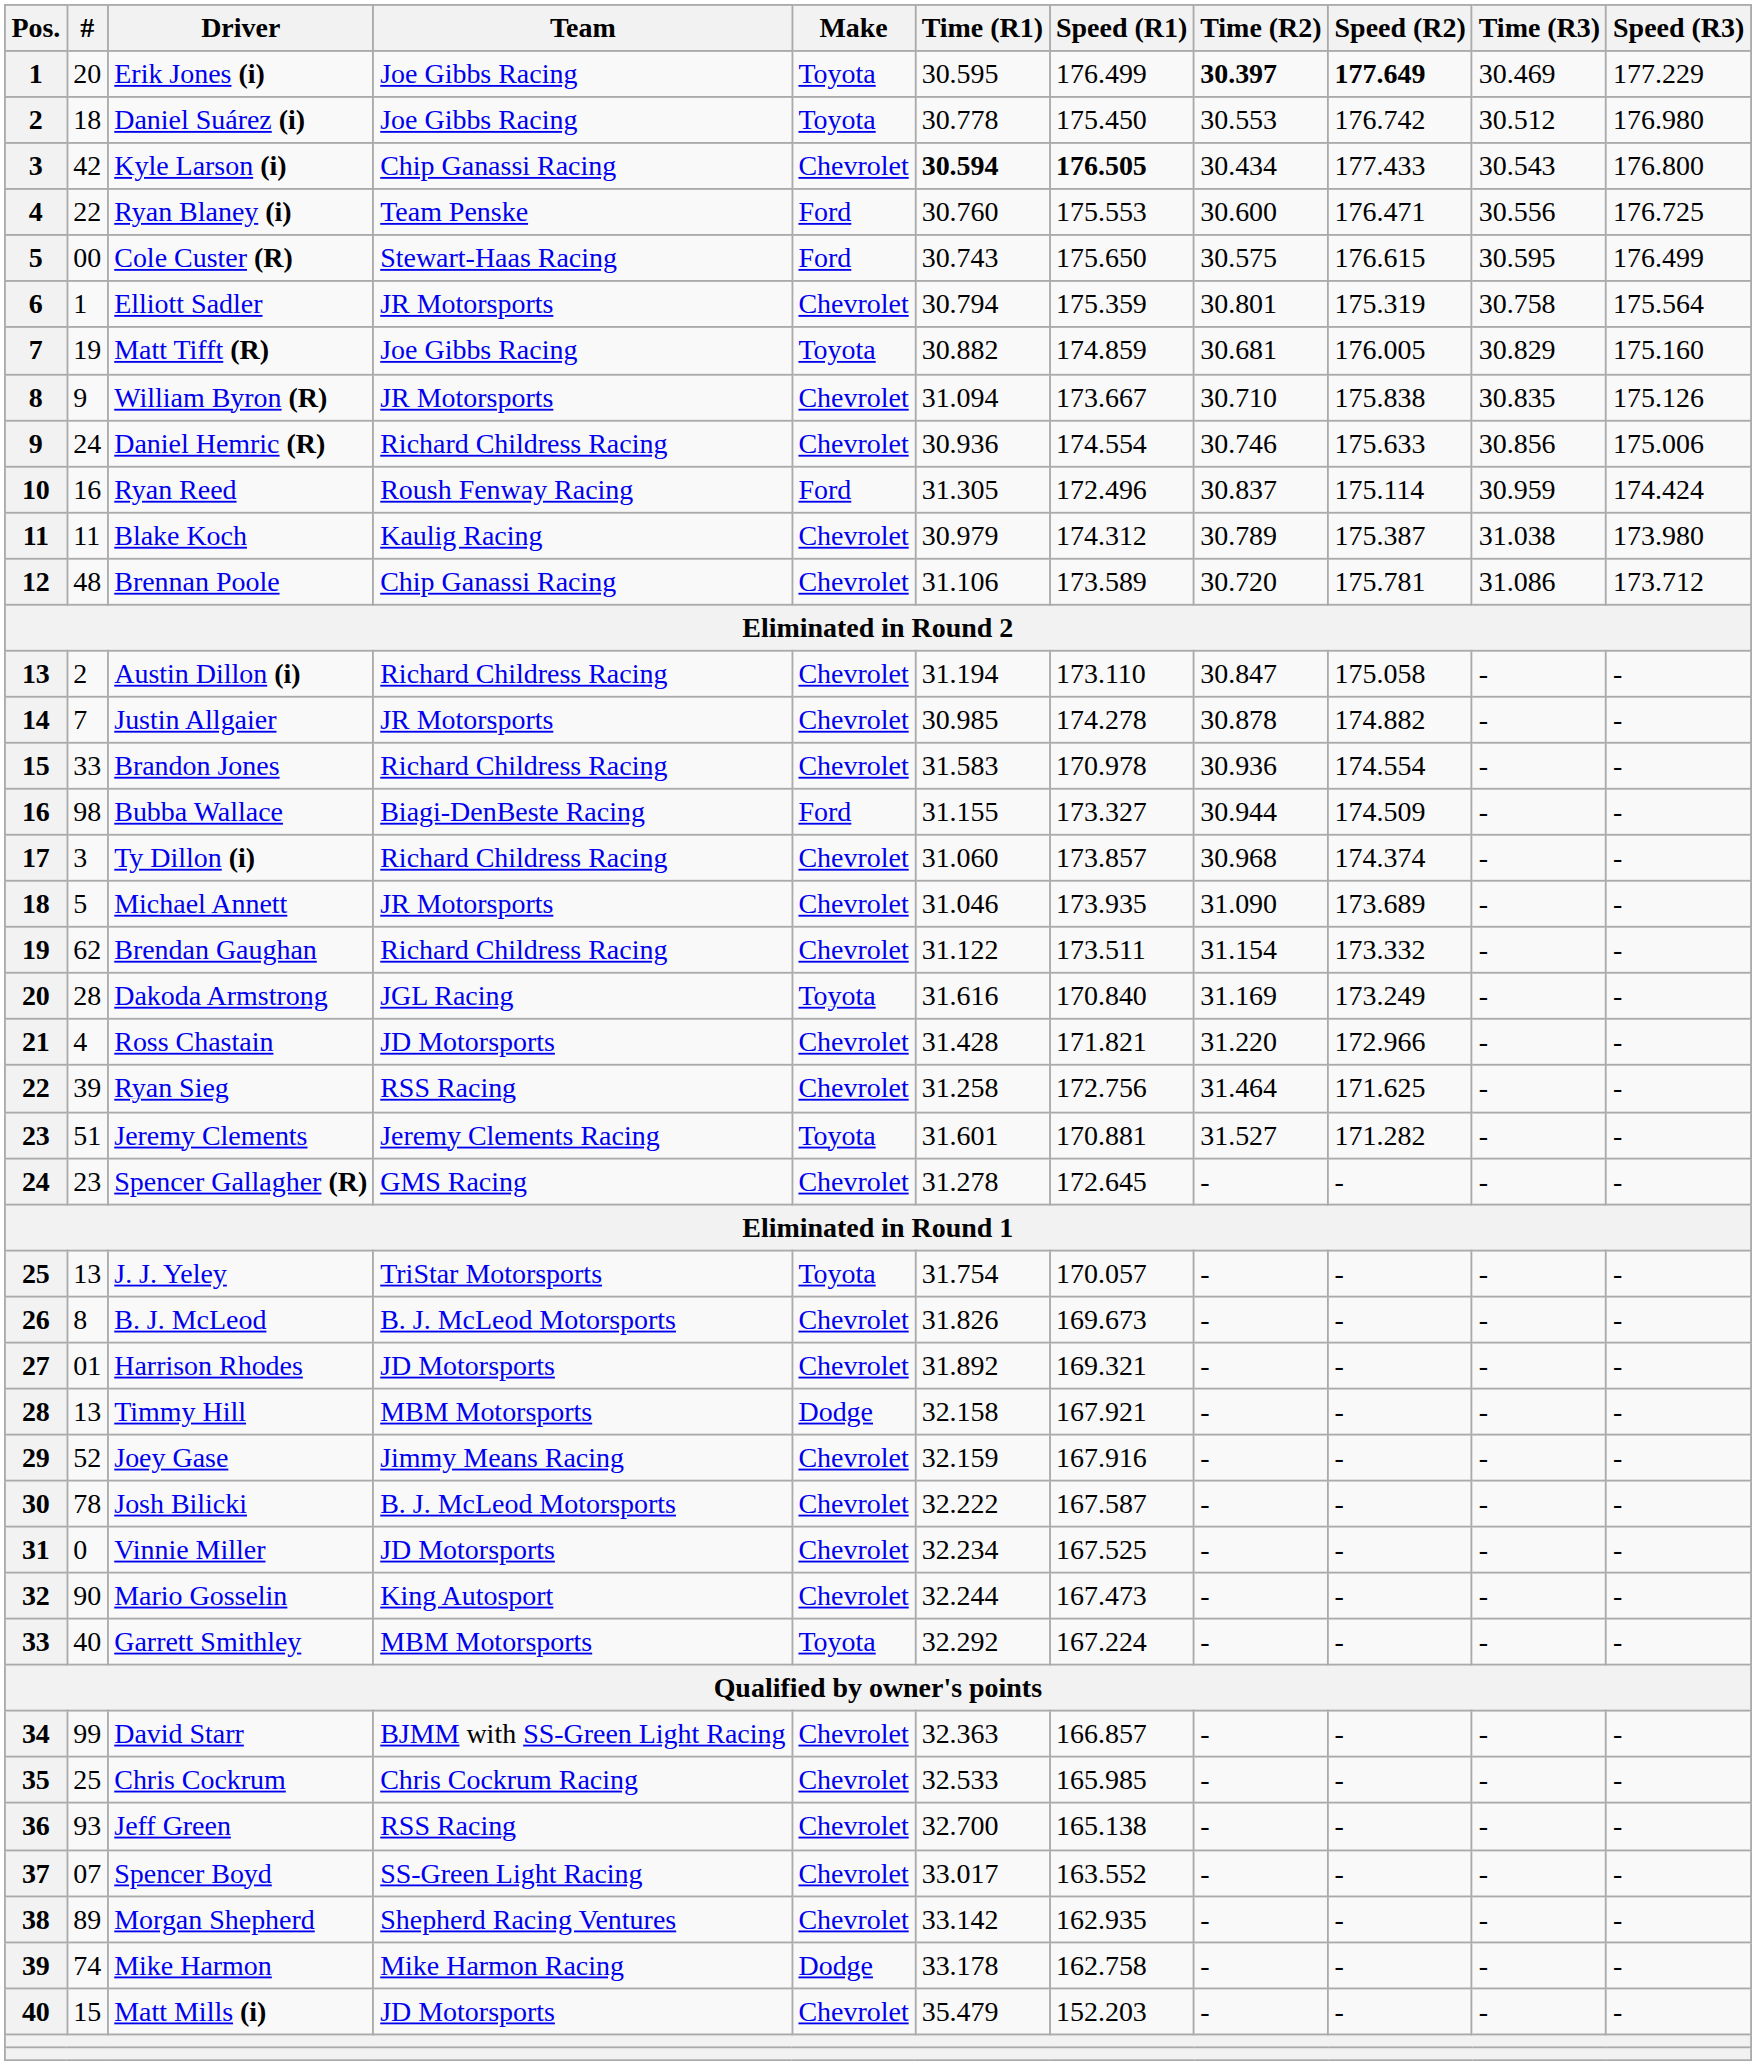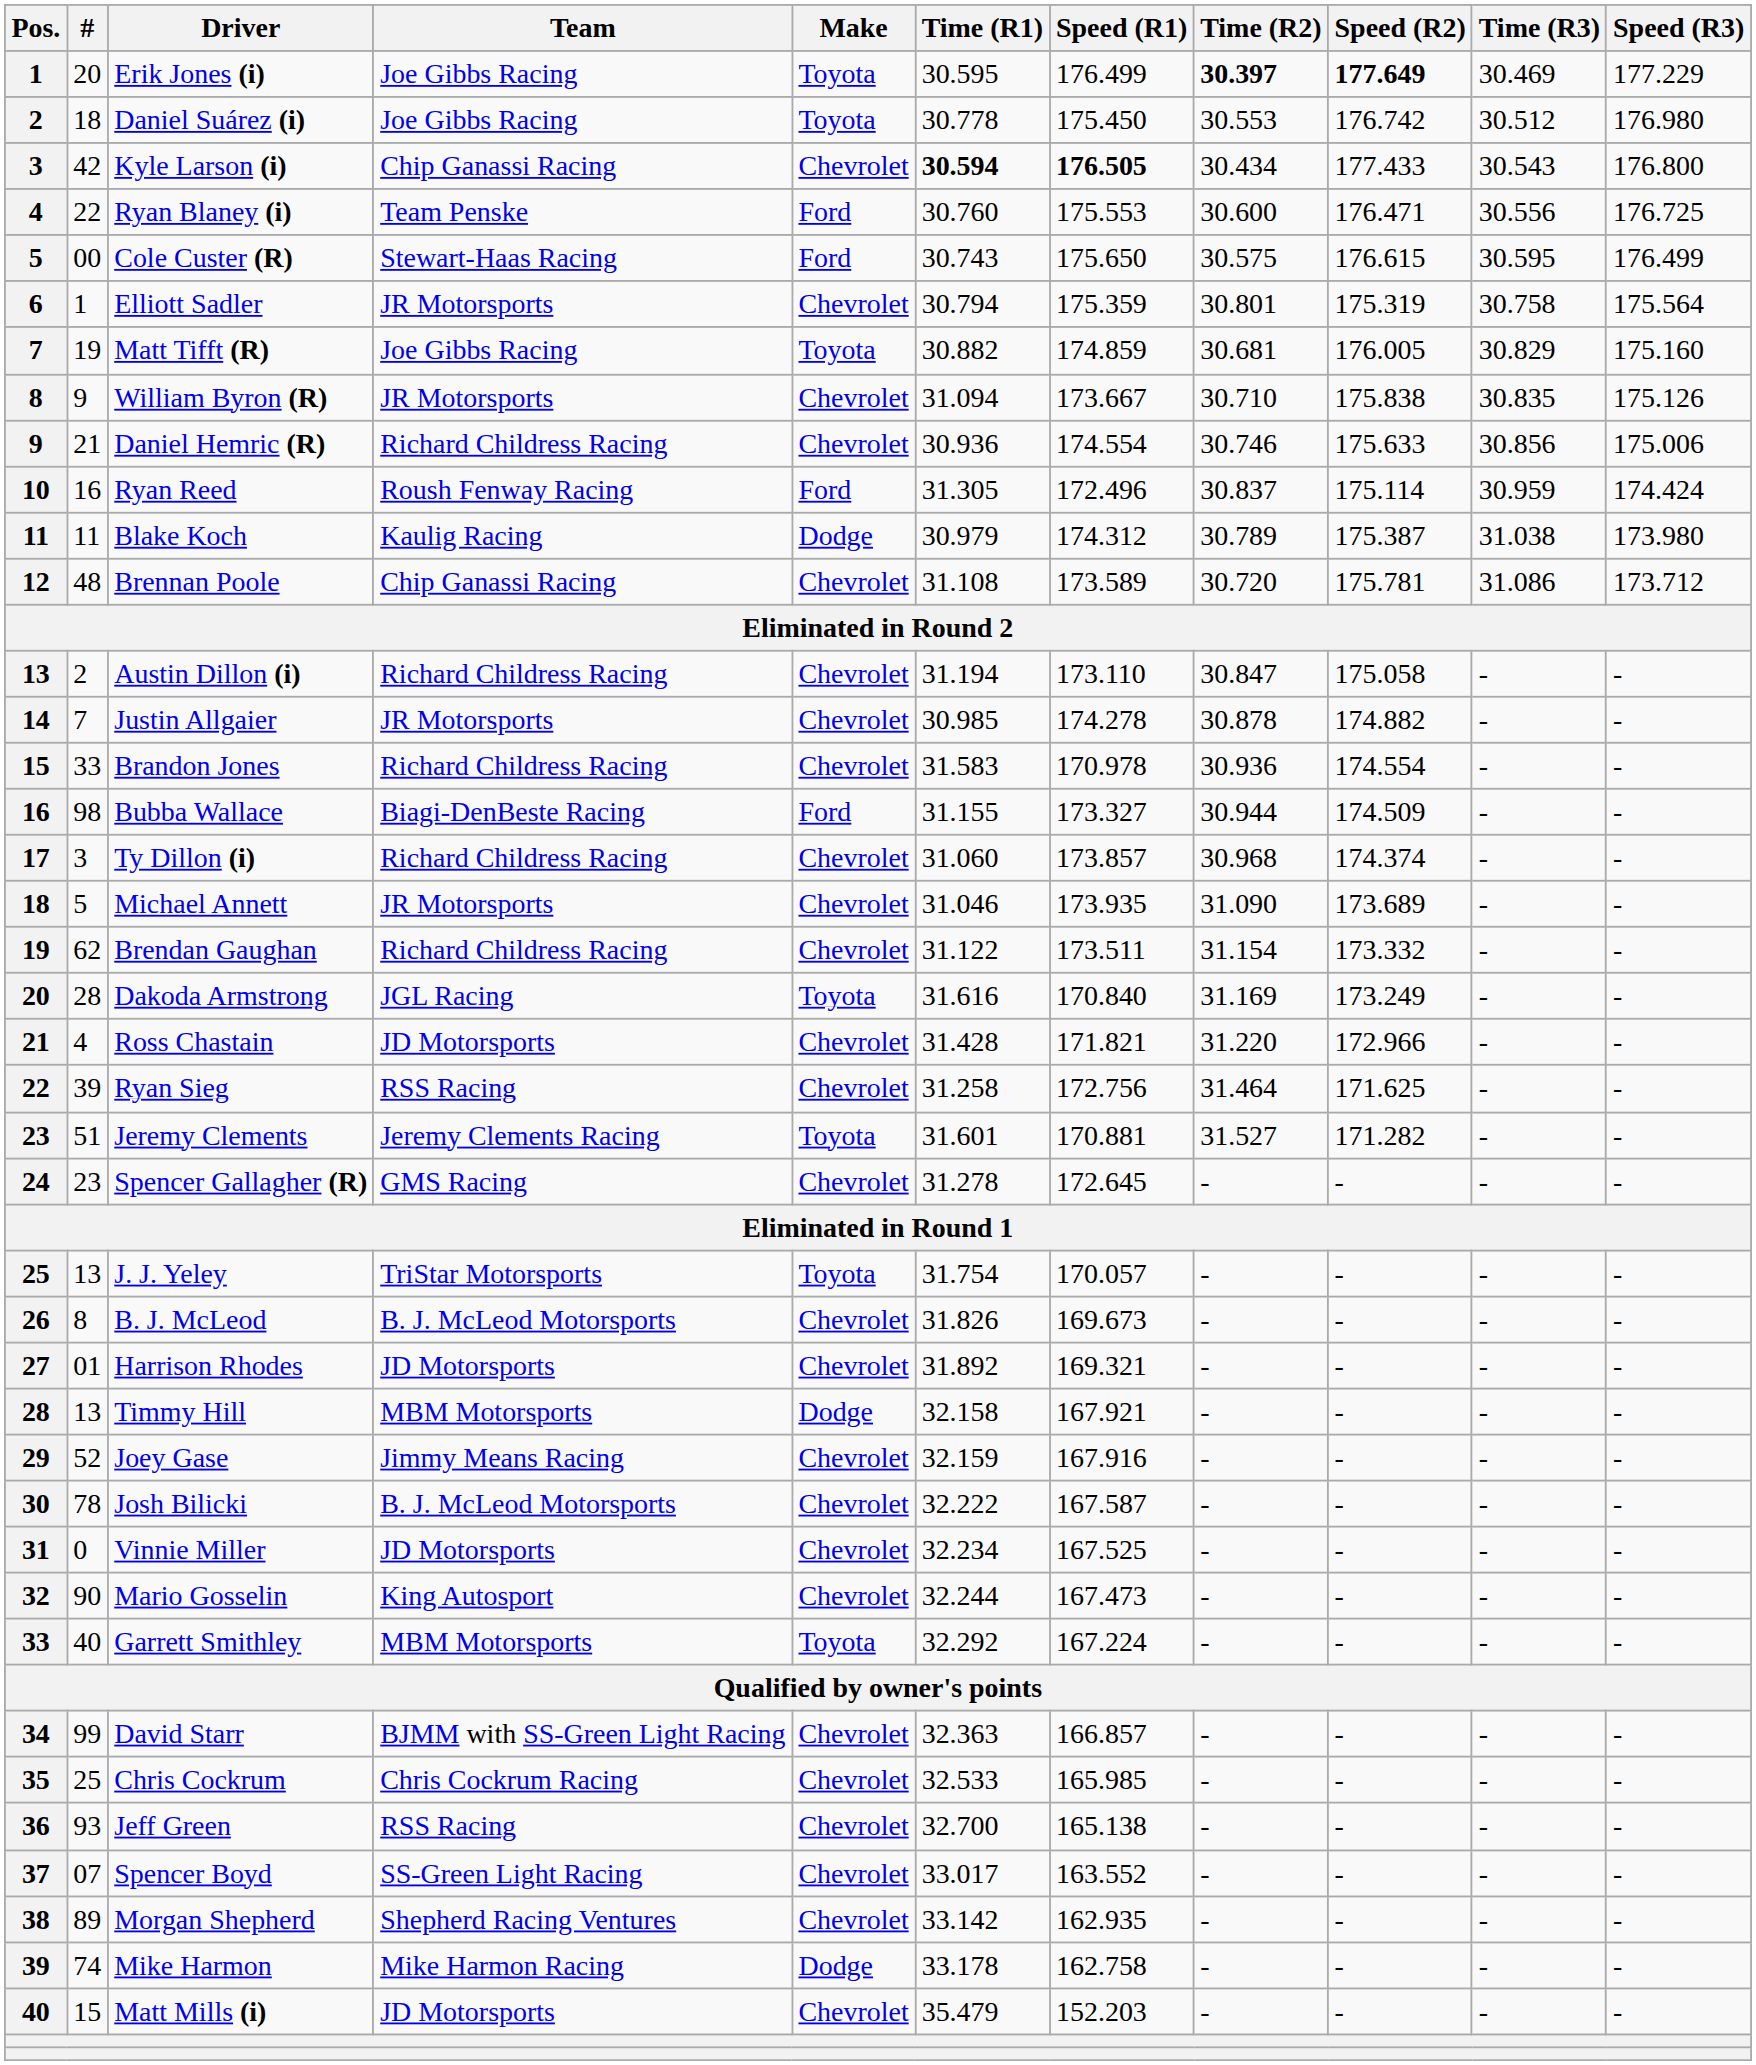(87, 442) 24 -> (87, 442) 21
(854, 535) Chevrolet -> (836, 535) Dodge
(960, 581) 31.106 -> (960, 581) 31.108
